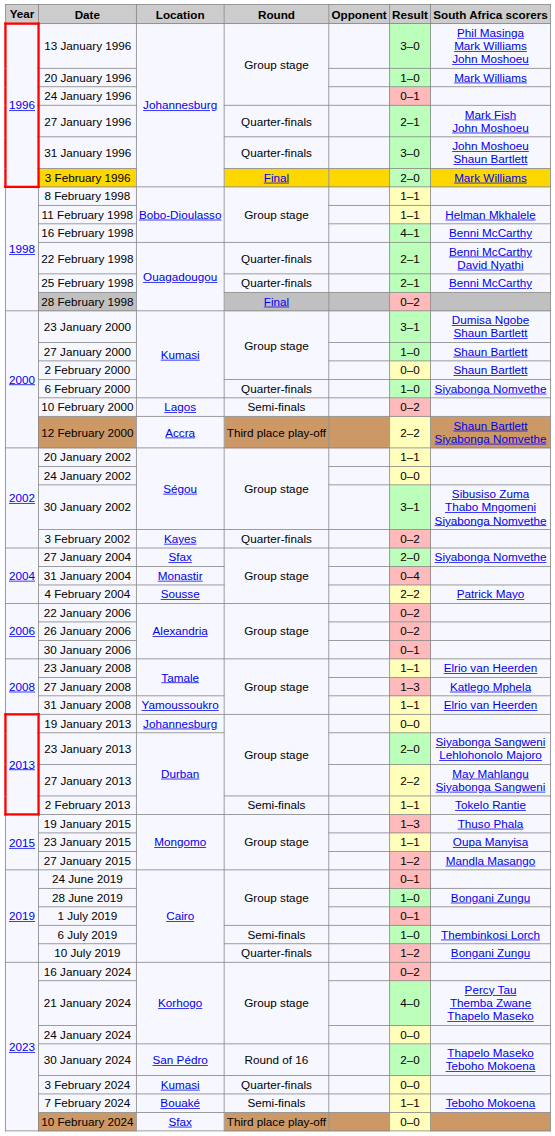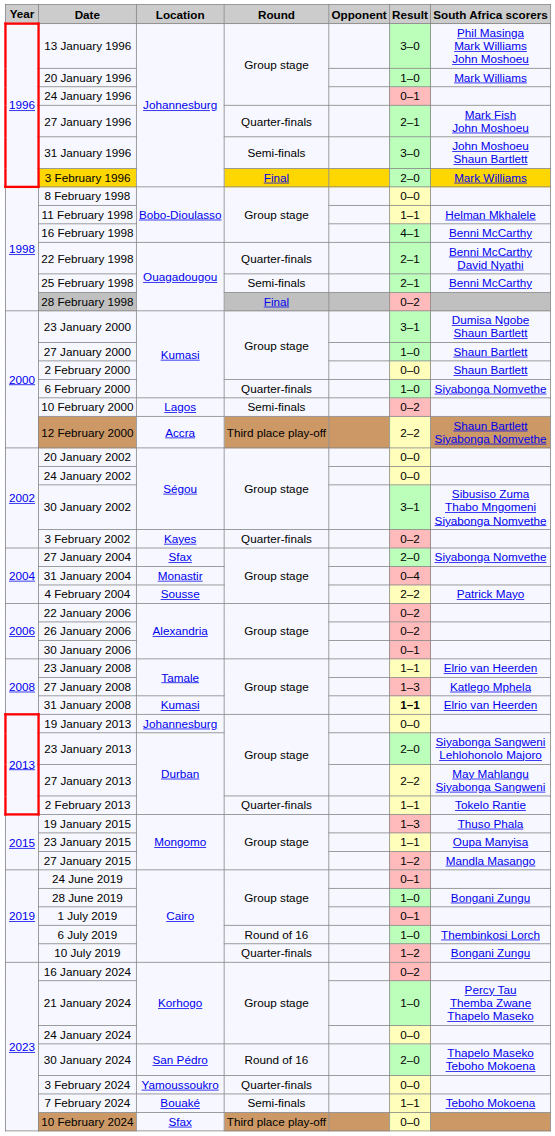(276, 153) Quarter-finals -> (276, 153) Semi-finals
(410, 196) 1–1 -> (410, 196) 0–0
(276, 283) Quarter-finals -> (276, 283) Semi-finals
(410, 457) 1–1 -> (410, 457) 0–0
(180, 705) Yamoussoukro -> (180, 705) Kumasi
(410, 705) normal -> (410, 705) bold
(276, 805) Semi-finals -> (276, 805) Quarter-finals
(276, 935) Semi-finals -> (276, 935) Round of 16
(410, 1003) 4–0 -> (410, 1003) 1–0
(180, 1085) Kumasi -> (180, 1085) Yamoussoukro
